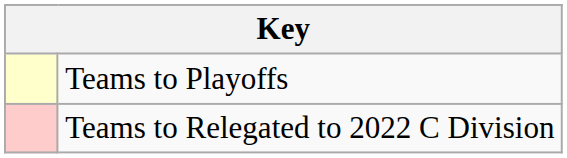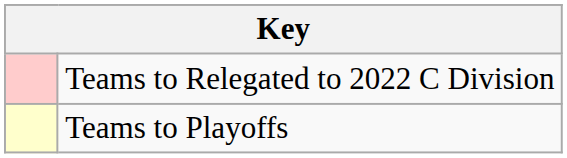rows swapped: (177, 78) <-> (310, 127)
